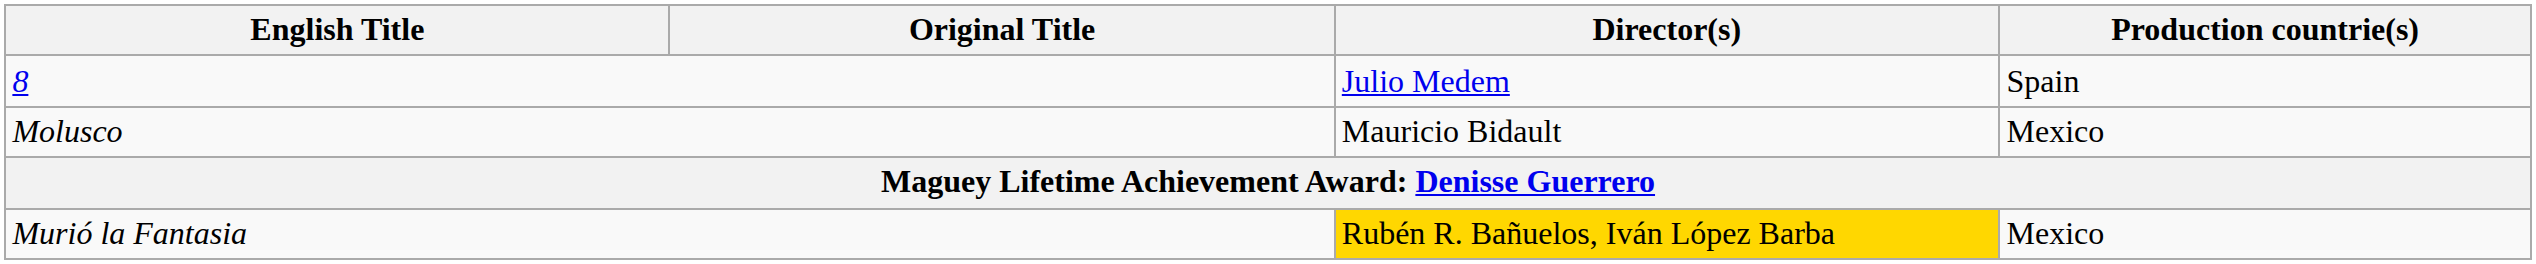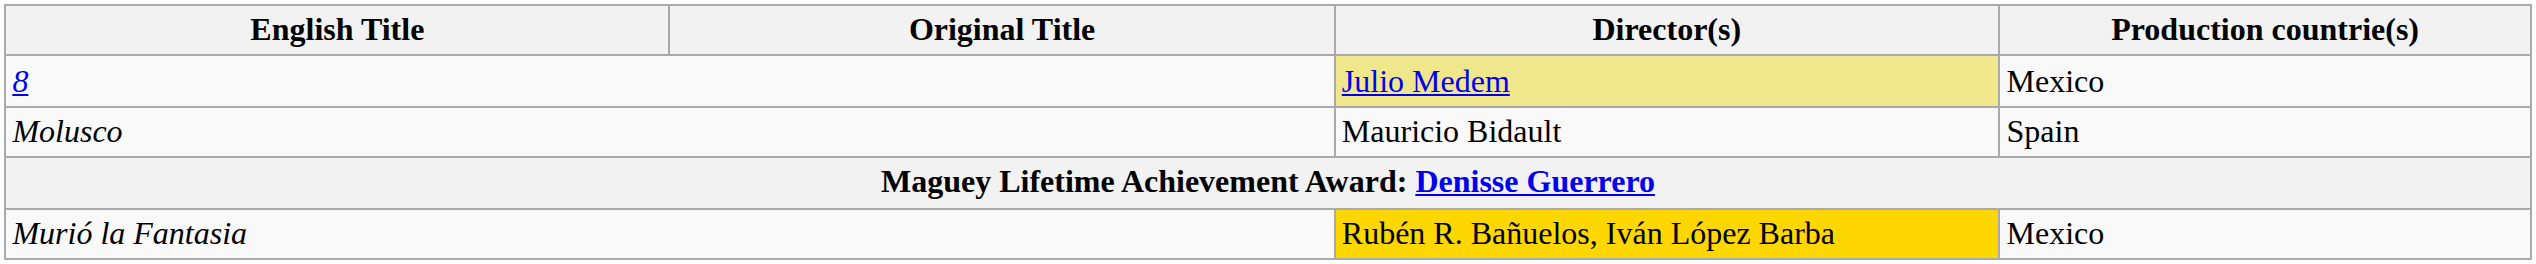(1426, 80) no background -> (1426, 80) khaki background
(2043, 80) Spain -> (2055, 80) Mexico
(2055, 131) Mexico -> (2043, 131) Spain
